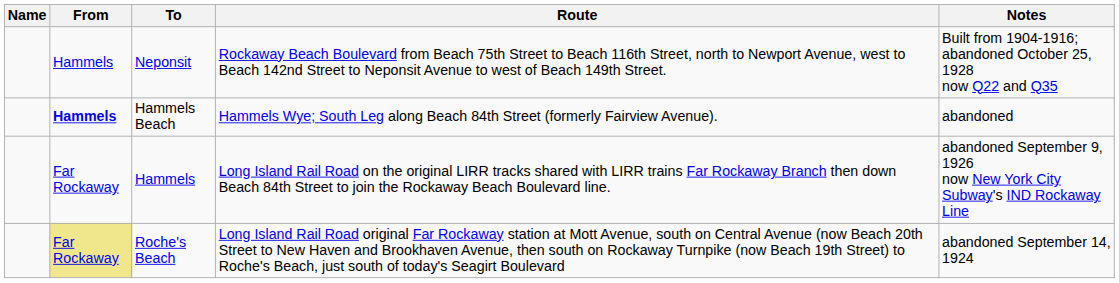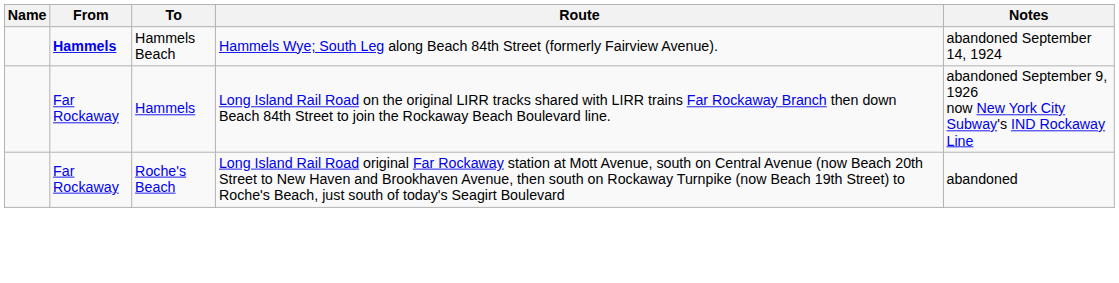- row: (163, 62)
(978, 117) abandoned -> (1019, 46) abandoned September 14, 1924
(86, 250) khaki background -> (86, 179) no background
(1026, 250) abandoned September 14, 1924 -> (982, 179) abandoned
